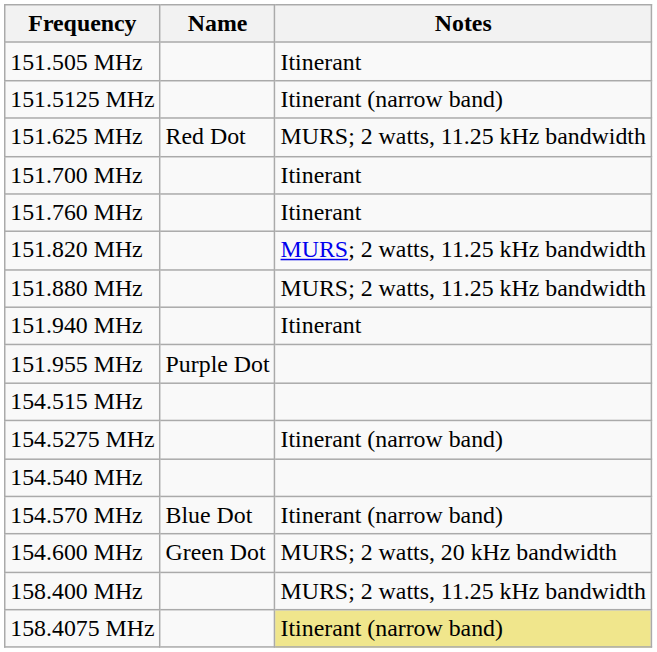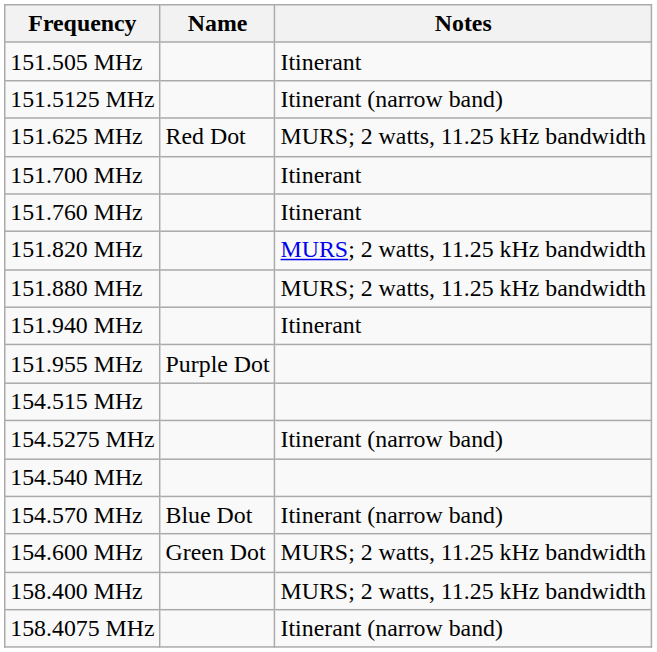(449, 552) MURS; 2 watts, 20 kHz bandwidth -> (463, 552) MURS; 2 watts, 11.25 kHz bandwidth
(392, 628) khaki background -> (392, 628) no background
